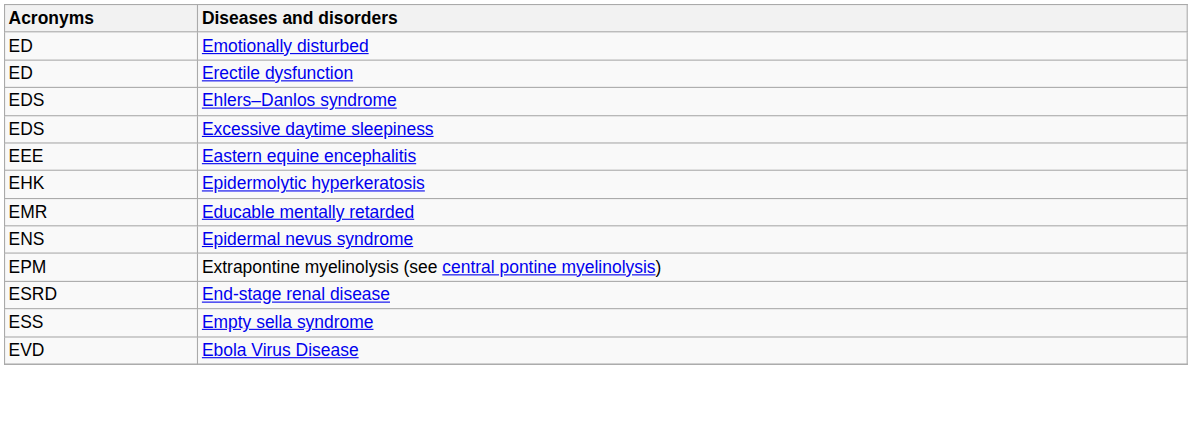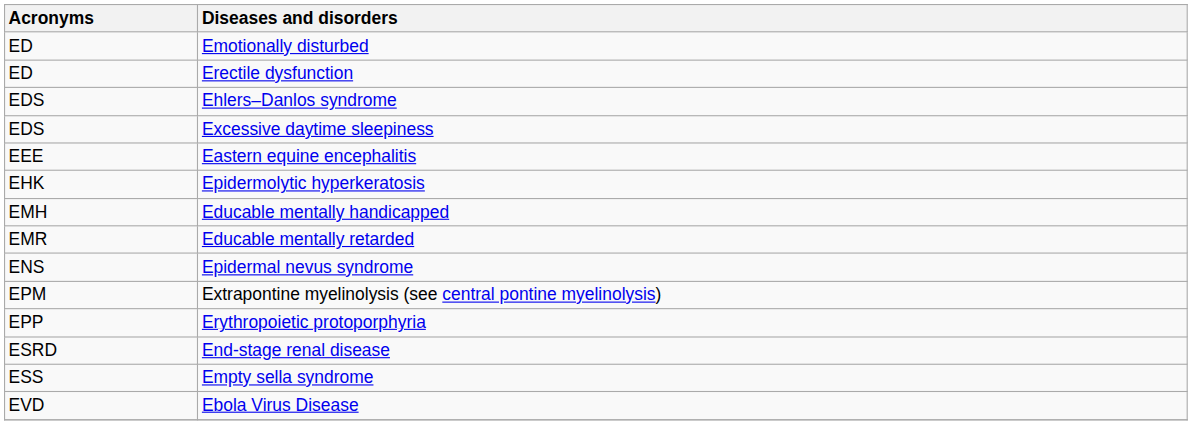+ row: (326, 211)
+ row: (314, 322)
